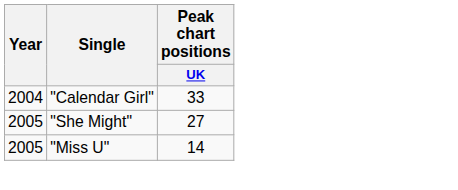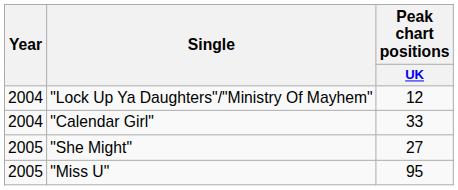+ row: (211, 97)
(196, 147) 14 -> (415, 172) 95
